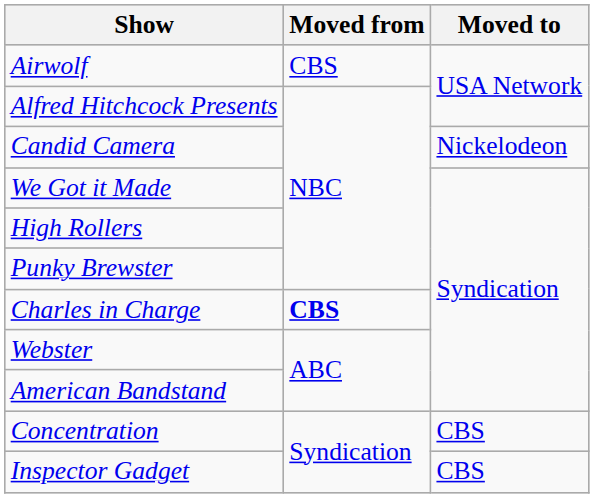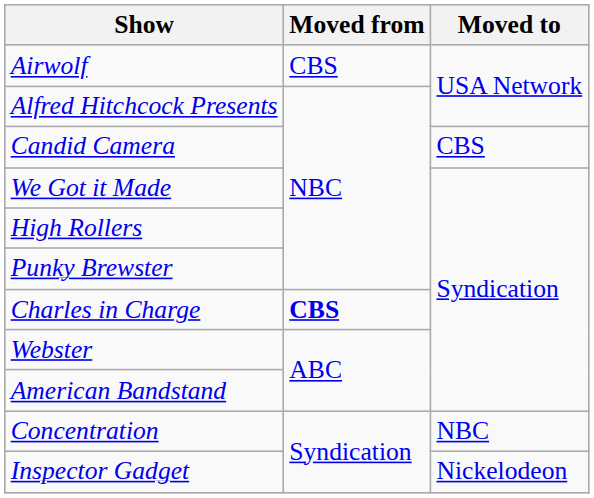(502, 146) Nickelodeon -> (461, 146) CBS
(461, 430) CBS -> (463, 430) NBC
(461, 471) CBS -> (502, 471) Nickelodeon
